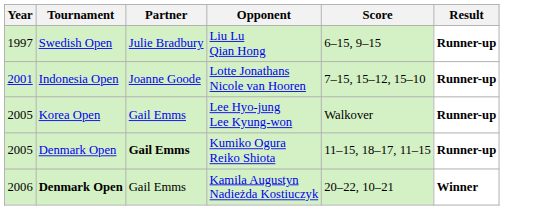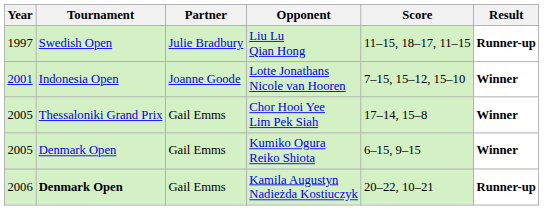(353, 43) 6–15, 9–15 -> (417, 43) 11–15, 18–17, 11–15
(467, 79) Runner-up -> (497, 79) Winner
- row: (251, 115)
+ row: (287, 115)
(159, 151) bold -> (197, 151) normal
(378, 151) 11–15, 18–17, 11–15 -> (392, 151) 6–15, 9–15
(467, 151) Runner-up -> (497, 151) Winner
(457, 187) Winner -> (506, 187) Runner-up
